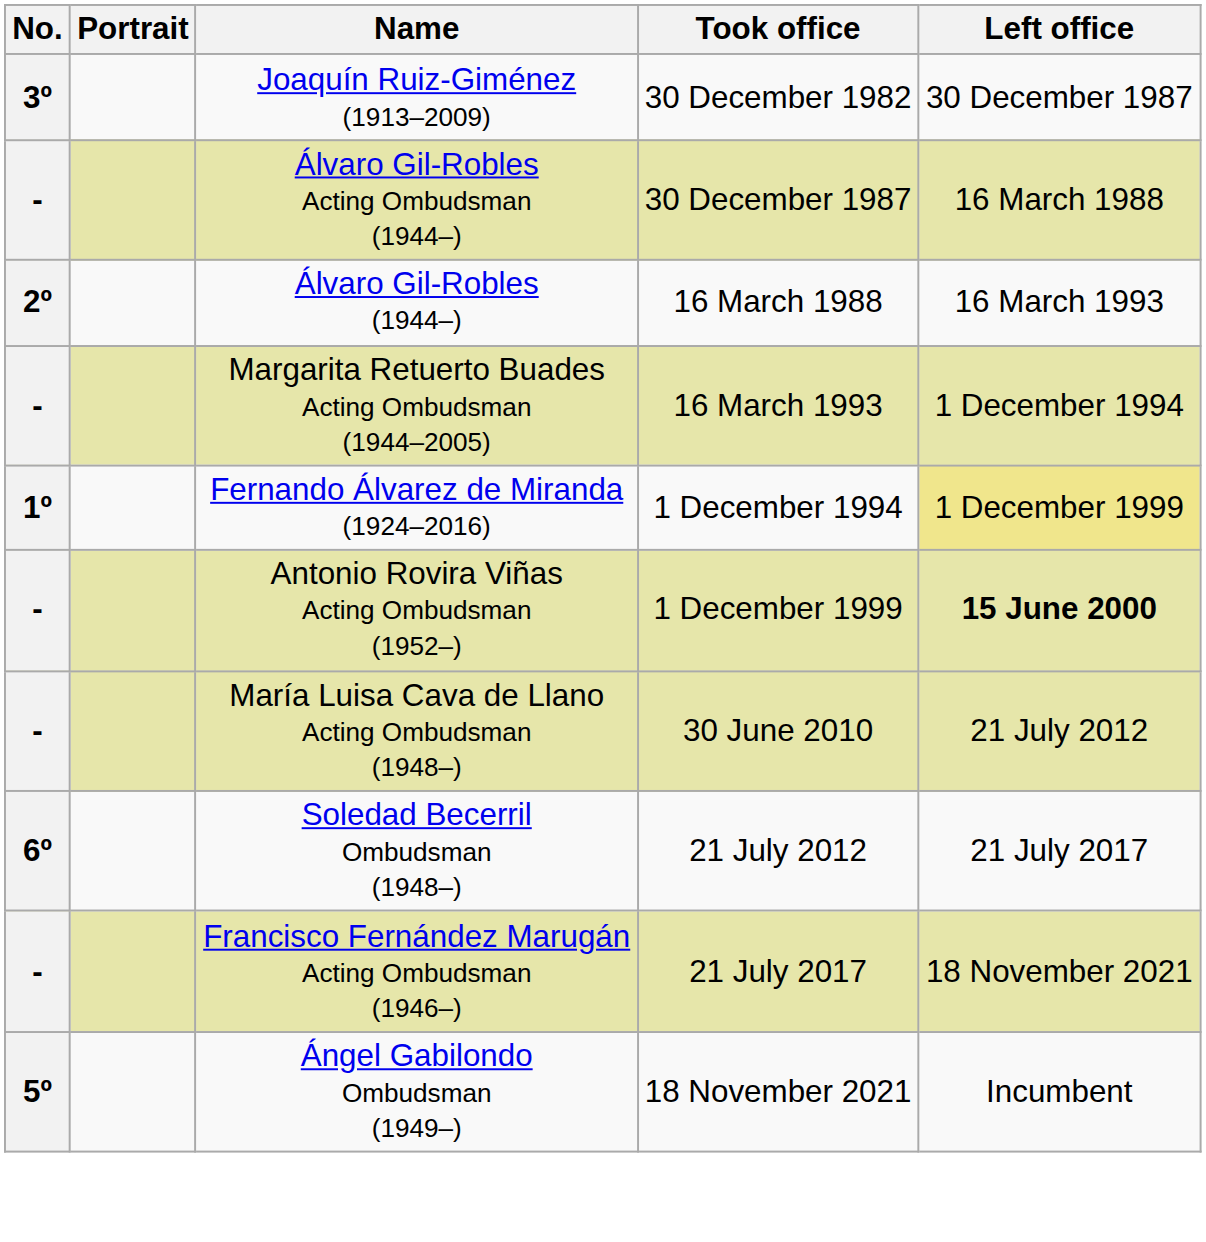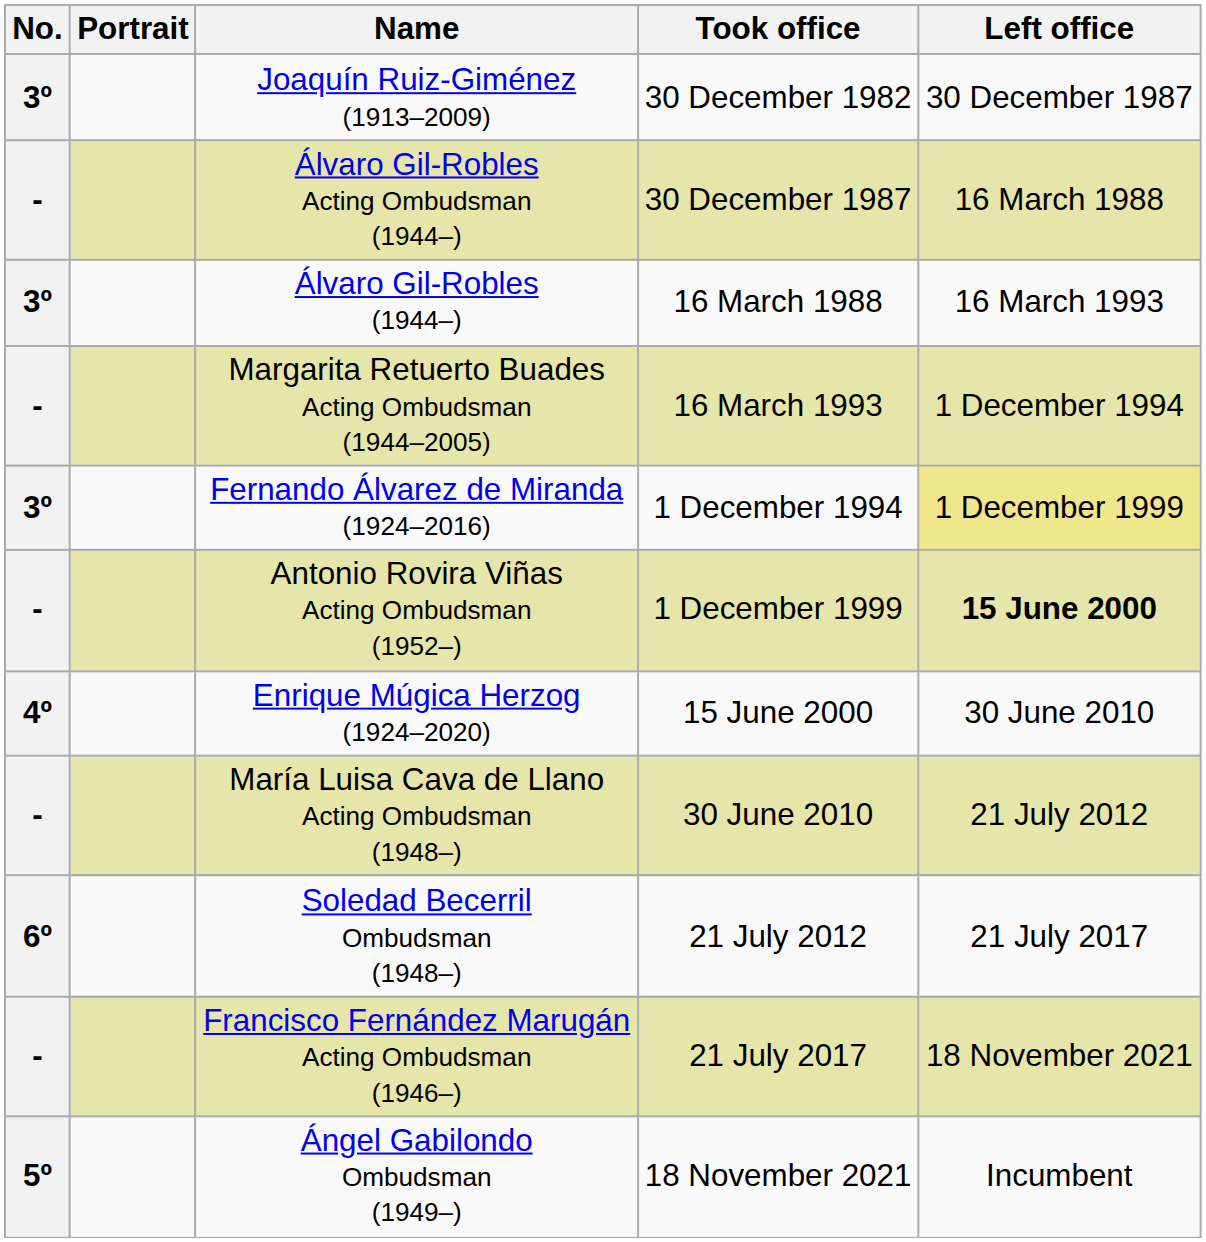(37, 302) 2º -> (37, 302) 3º
(37, 507) 1º -> (37, 507) 3º
+ row: (417, 712)
